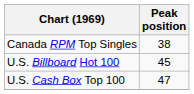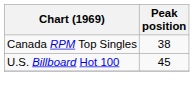- row: (66, 80)
